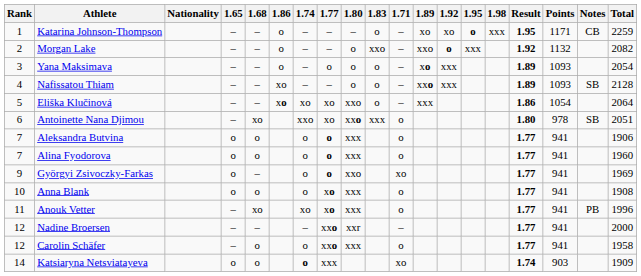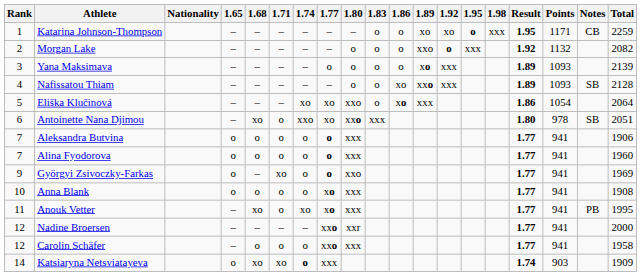columns swapped: (401, 13) <-> (281, 13)
(377, 49) xxo -> (377, 49) o
(622, 67) 2054 -> (622, 67) 2139
(622, 209) 1996 -> (622, 209) 1995
(257, 263) o -> (257, 263) xo
